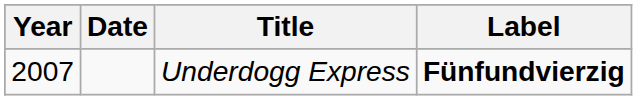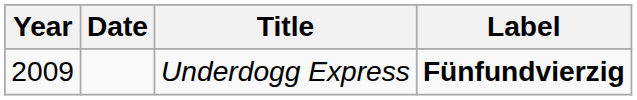(43, 71) 2007 -> (43, 71) 2009
